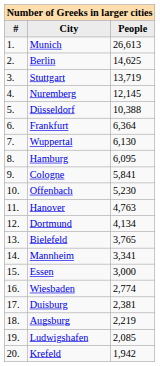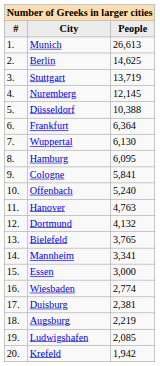(124, 191) 5,230 -> (124, 191) 5,240
(124, 223) 4,134 -> (124, 223) 4,132
